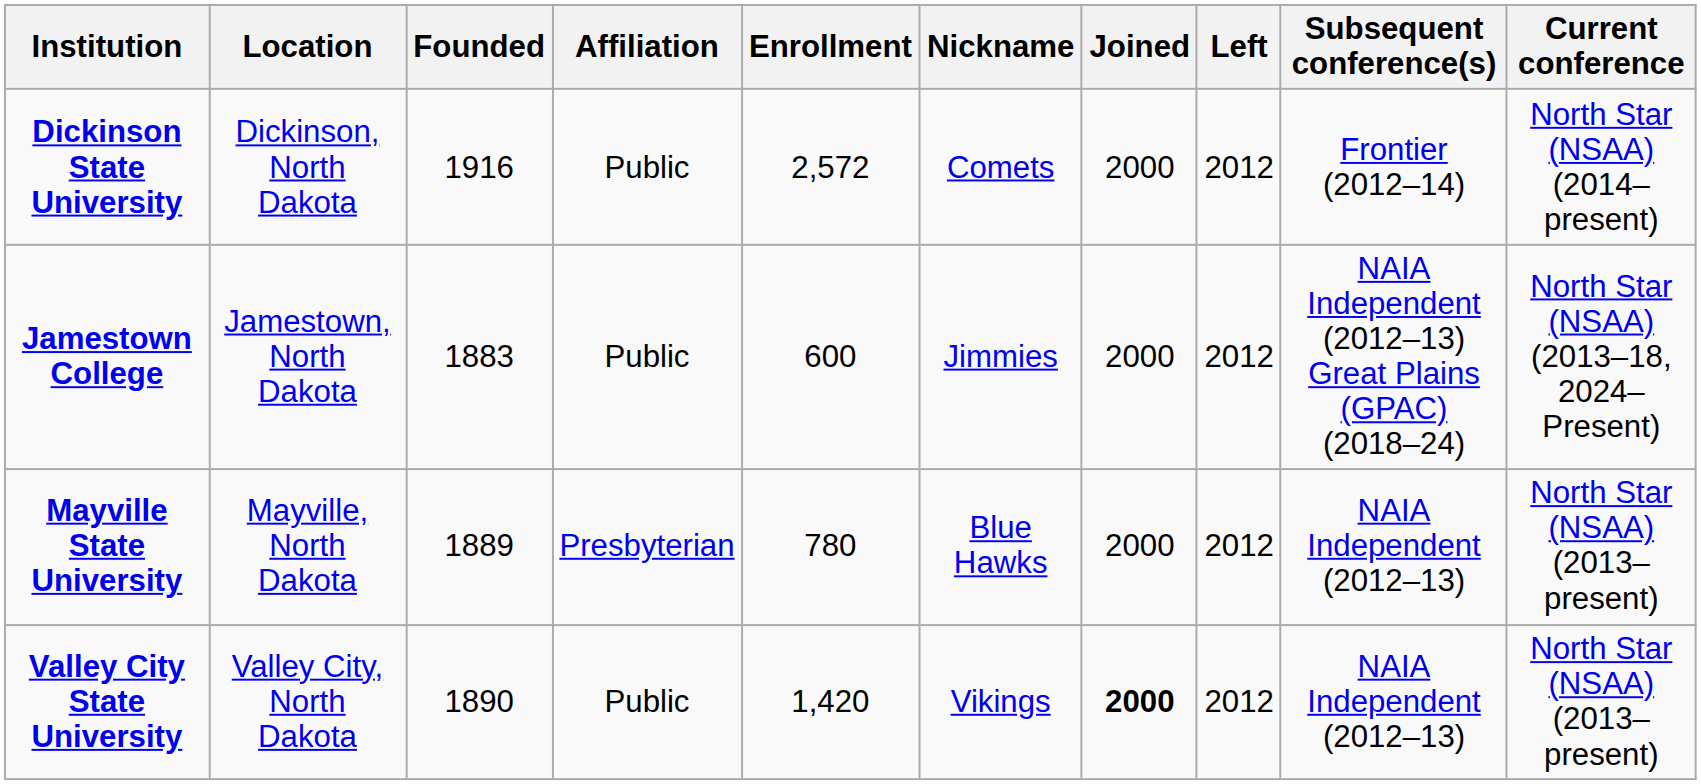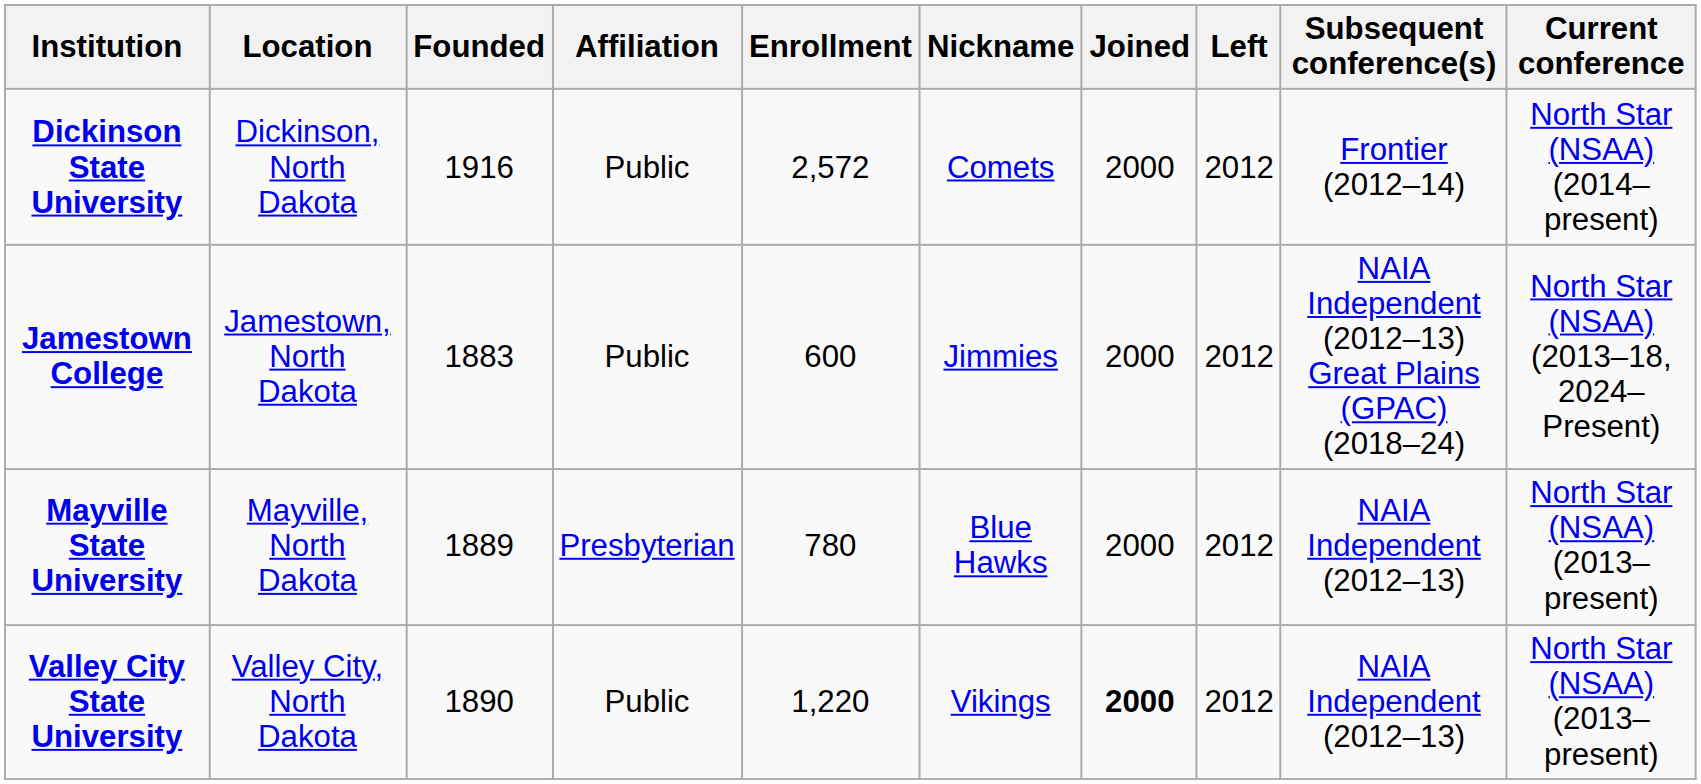(830, 701) 1,420 -> (830, 701) 1,220
